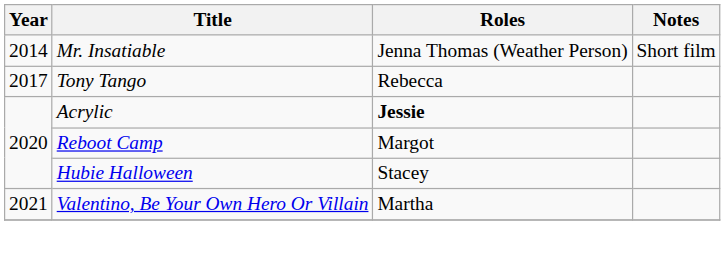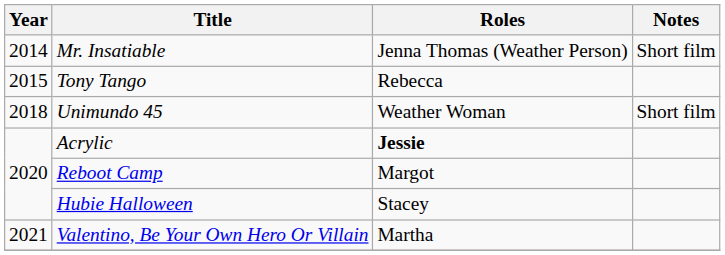(28, 81) 2017 -> (28, 81) 2015
+ row: (110, 111)
